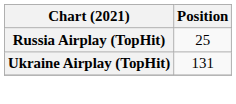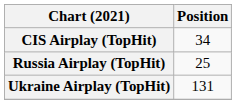+ row: (89, 39)
